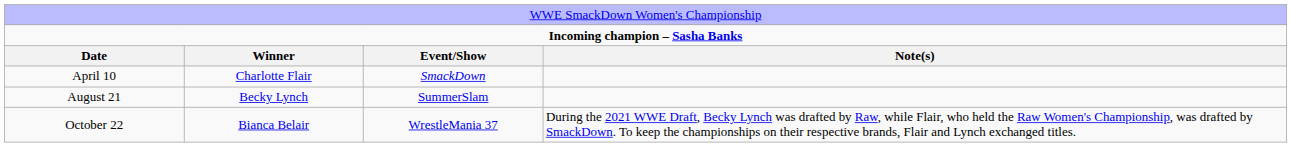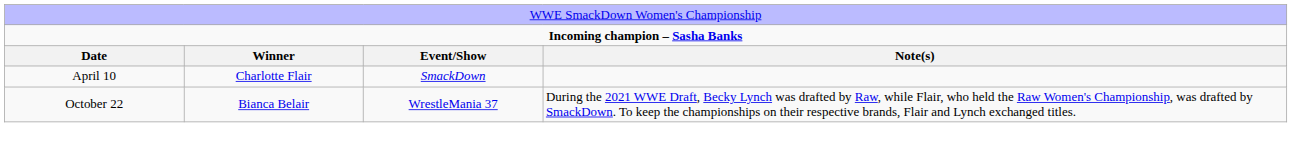- row: (94, 96)
